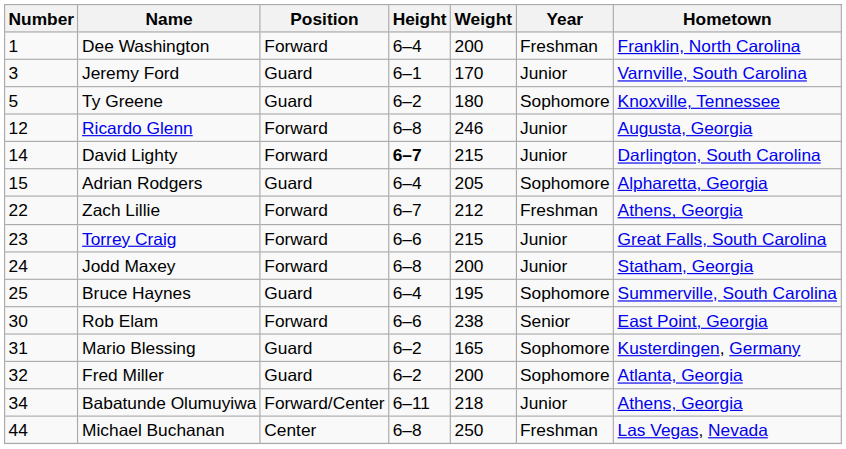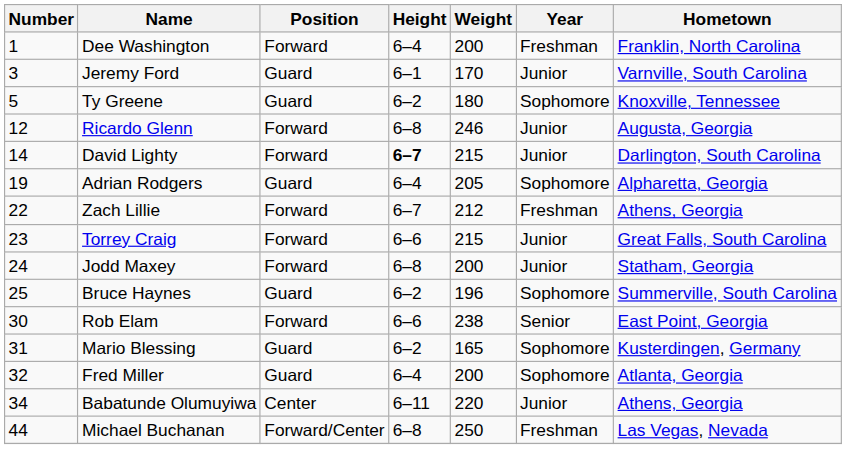(18, 183) 15 -> (18, 183) 19
(407, 293) 6–4 -> (407, 293) 6–2
(469, 293) 195 -> (469, 293) 196
(407, 375) 6–2 -> (407, 375) 6–4
(324, 403) Forward/Center -> (290, 403) Center
(469, 403) 218 -> (469, 403) 220
(290, 430) Center -> (324, 430) Forward/Center
